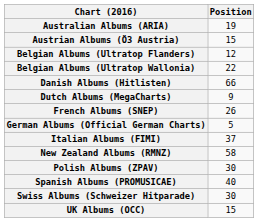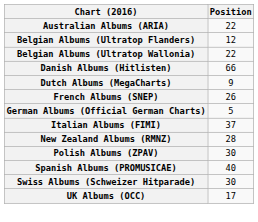(231, 26) 19 -> (231, 26) 22
- row: (106, 40)
(231, 153) 58 -> (231, 139) 28
(231, 210) 15 -> (231, 196) 17
